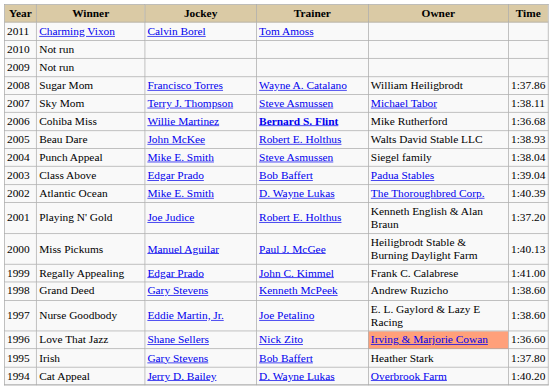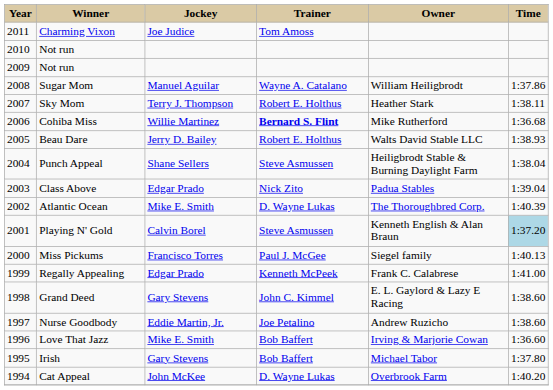(177, 31) Calvin Borel -> (171, 31) Joe Judice
(185, 85) Francisco Torres -> (183, 85) Manuel Aguilar
(296, 103) Steve Asmussen -> (300, 103) Robert E. Holthus
(404, 103) Michael Tabor -> (402, 103) Heather Stark
(176, 139) John McKee -> (182, 139) Jerry D. Bailey
(181, 157) Mike E. Smith -> (178, 164) Shane Sellers
(401, 157) Siegel family -> (424, 164) Heiligbrodt Stable & Burning Daylight Farm
(286, 175) Bob Baffert -> (281, 188) Nick Zito
(171, 218) Joe Judice -> (177, 230) Calvin Borel
(300, 218) Robert E. Holthus -> (296, 230) Steve Asmussen
(528, 218) no background -> (528, 230) lightblue background
(183, 248) Manuel Aguilar -> (185, 255) Francisco Torres
(424, 248) Heiligbrodt Stable & Burning Daylight Farm -> (401, 255) Siegel family
(297, 273) John C. Kimmel -> (298, 273) Kenneth McPeek
(298, 291) Kenneth McPeek -> (297, 297) John C. Kimmel
(409, 291) Andrew Ruzicho -> (426, 297) E. L. Gaylord & Lazy E Racing
(426, 315) E. L. Gaylord & Lazy E Racing -> (409, 322) Andrew Ruzicho
(178, 340) Shane Sellers -> (181, 340) Mike E. Smith
(281, 340) Nick Zito -> (286, 340) Bob Baffert
(429, 340) lightsalmon background -> (429, 340) no background
(402, 358) Heather Stark -> (404, 358) Michael Tabor
(182, 376) Jerry D. Bailey -> (176, 376) John McKee
